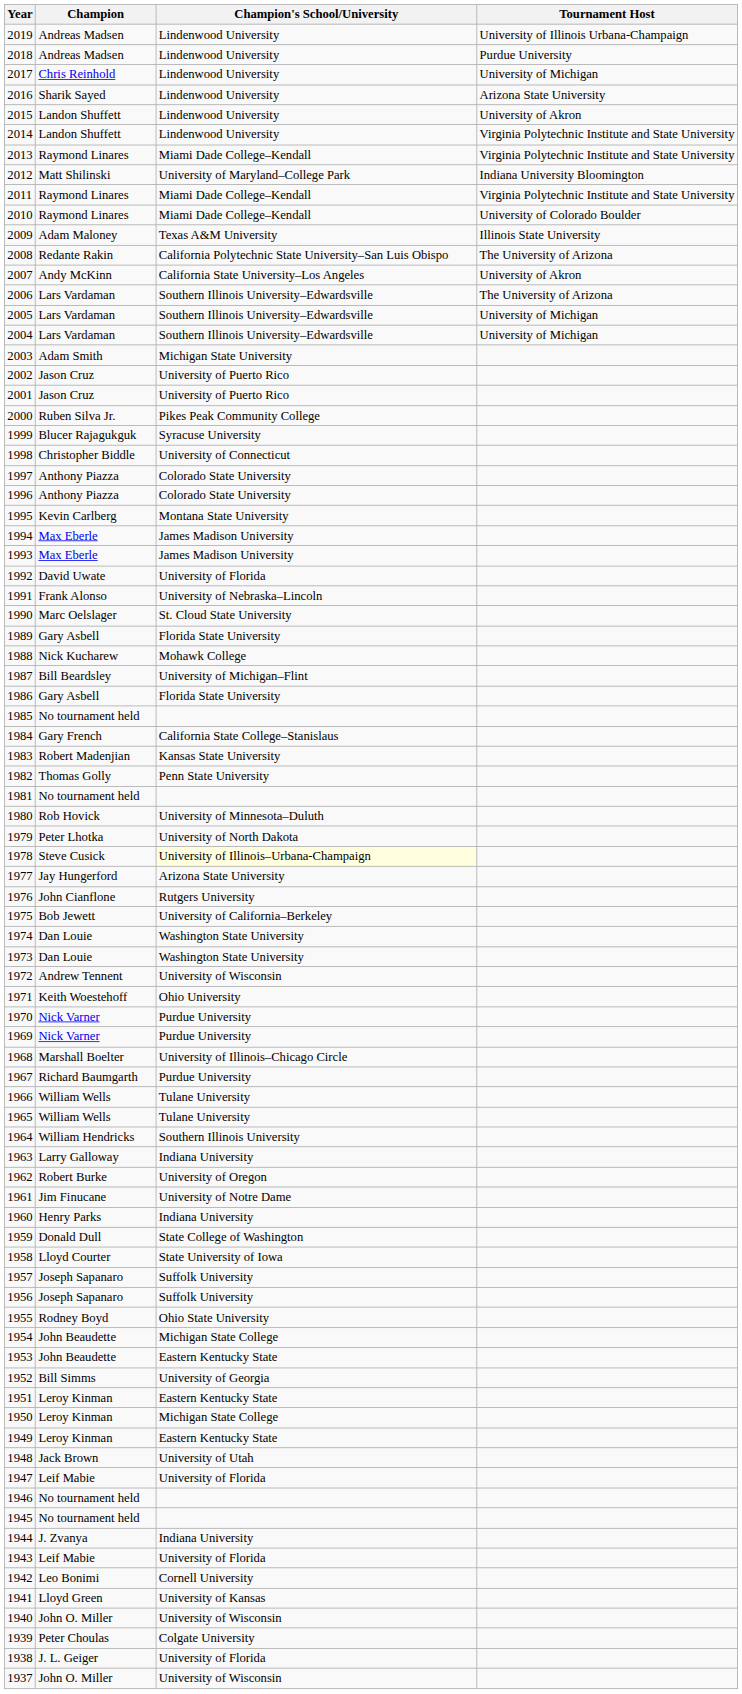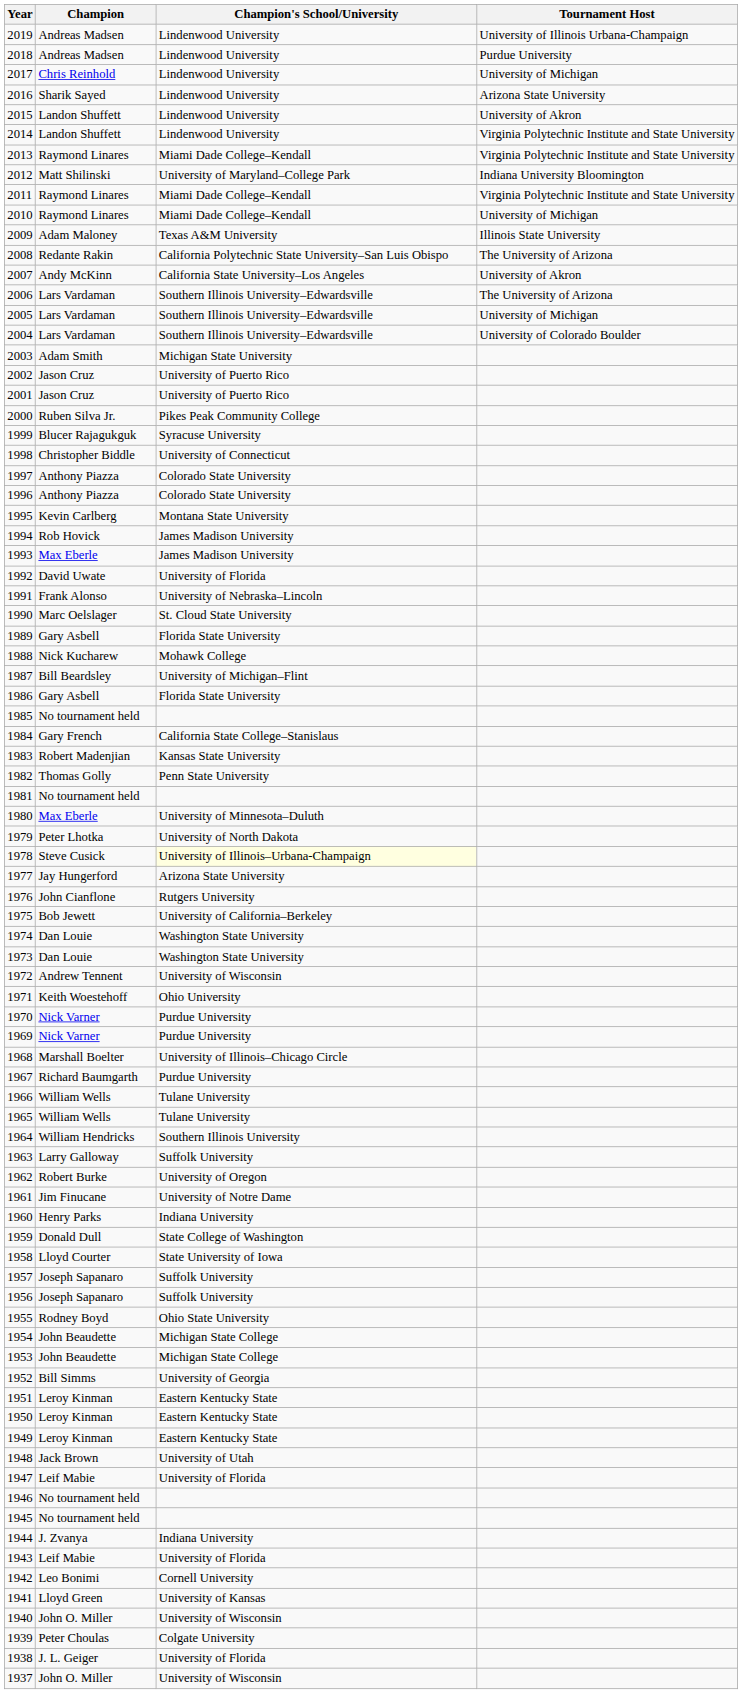(560, 214) University of Colorado Boulder -> (539, 214) University of Michigan
(539, 335) University of Michigan -> (560, 335) University of Colorado Boulder
(68, 535) Max Eberle -> (69, 535) Rob Hovick
(69, 816) Rob Hovick -> (68, 816) Max Eberle
(206, 1157) Indiana University -> (206, 1157) Suffolk University
(218, 1357) Eastern Kentucky State -> (218, 1357) Michigan State College
(218, 1417) Michigan State College -> (218, 1417) Eastern Kentucky State
